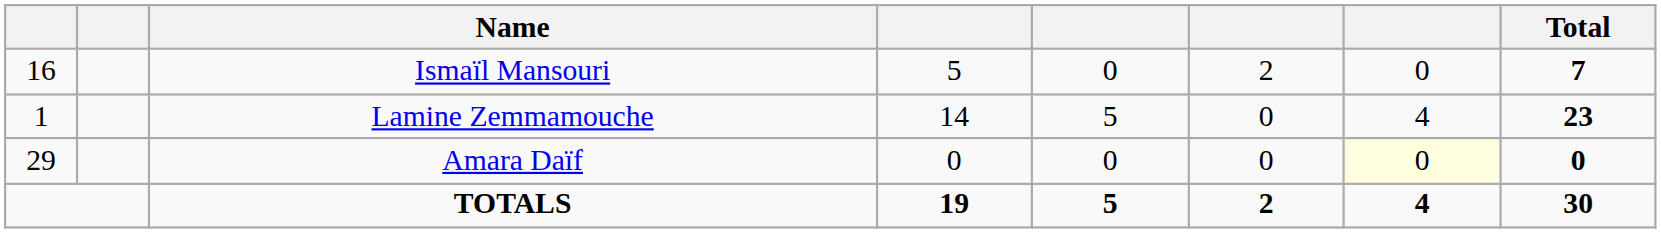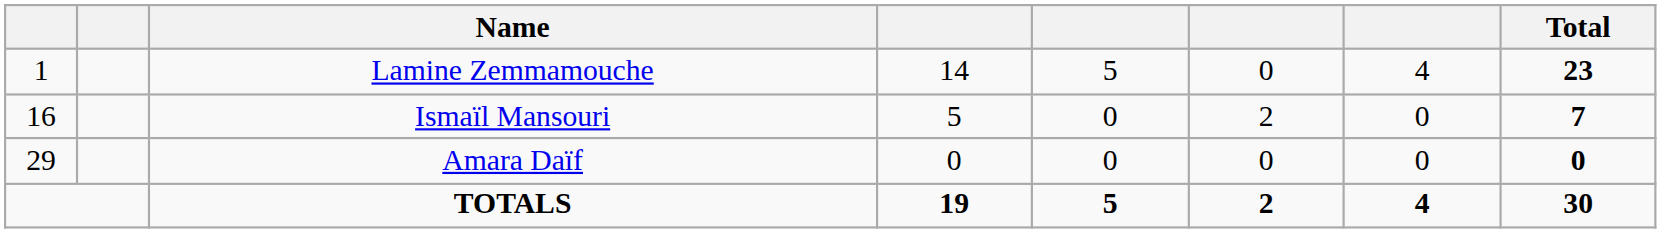rows swapped: (513, 115) <-> (513, 70)
(1422, 160) lightyellow background -> (1422, 160) no background
